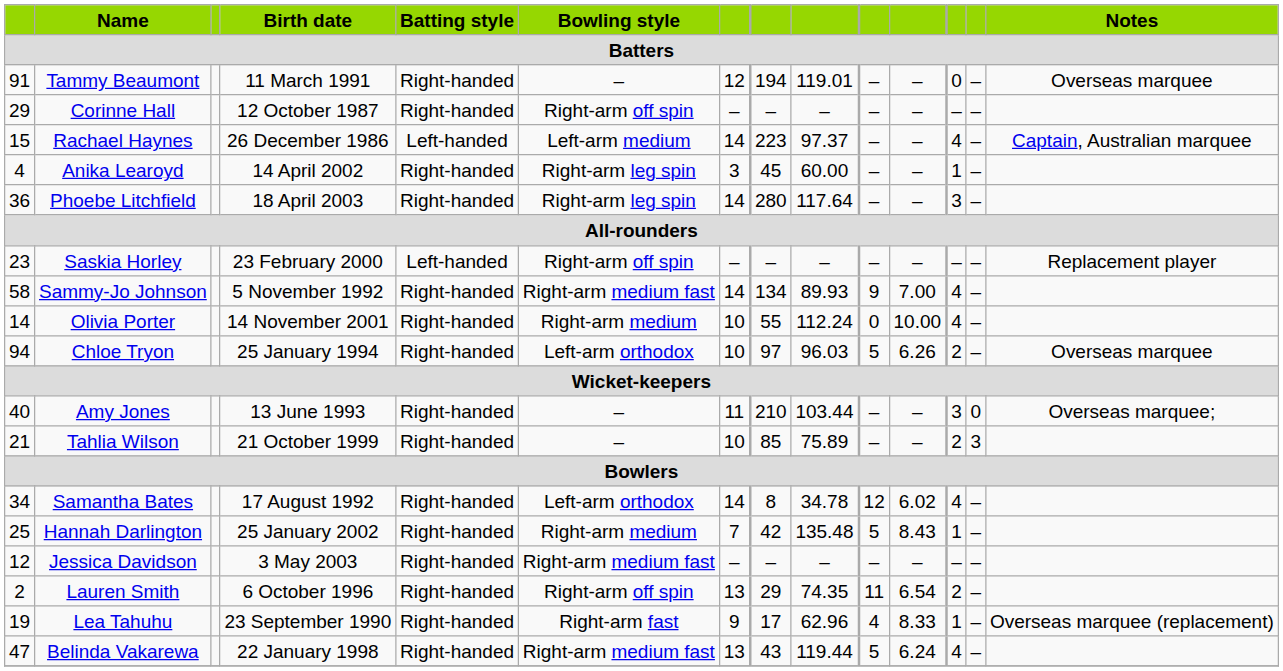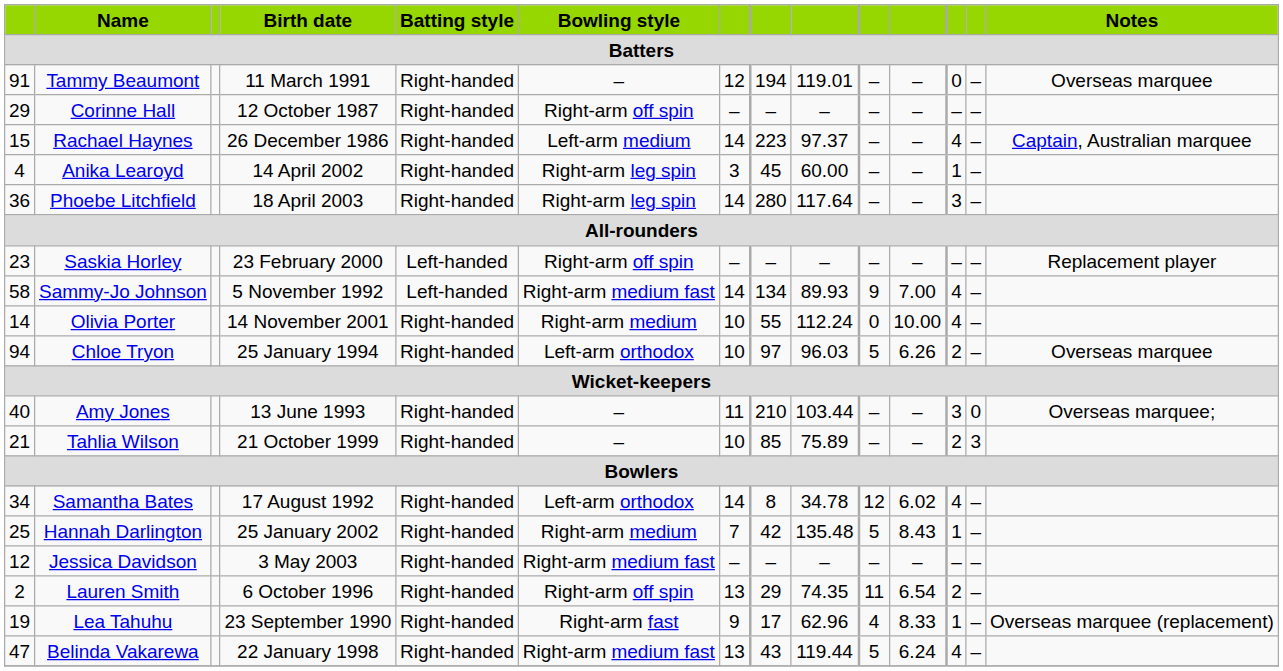(457, 140) Left-handed -> (457, 140) Right-handed
(457, 291) Right-handed -> (457, 291) Left-handed
